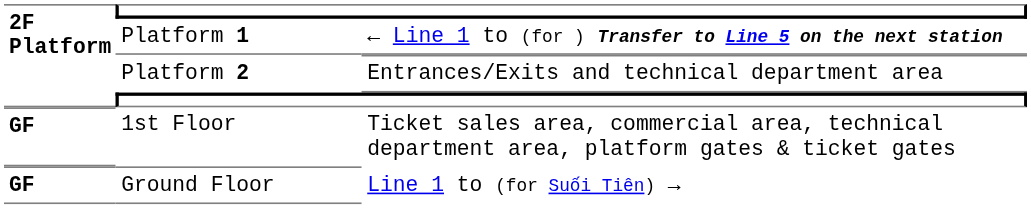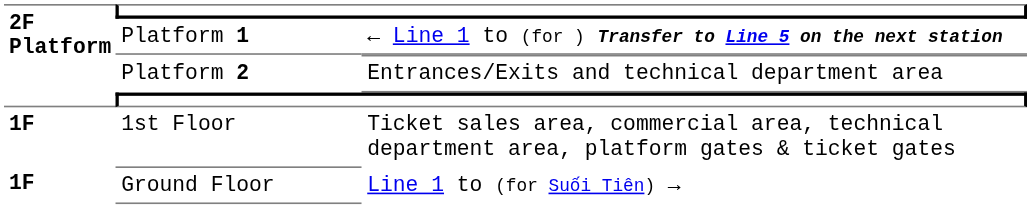(22, 126) GF -> (22, 125) 1F
(22, 185) GF -> (22, 184) 1F
